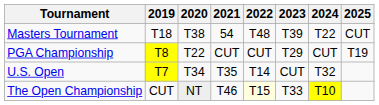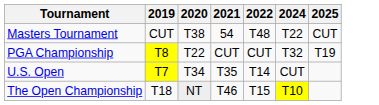- column: (292, 14)
(161, 33) T18 -> (161, 33) CUT
(325, 53) CUT -> (292, 53) T32
(325, 72) T32 -> (292, 72) CUT
(161, 91) CUT -> (161, 91) T18
(260, 91) lightyellow background -> (260, 91) no background
